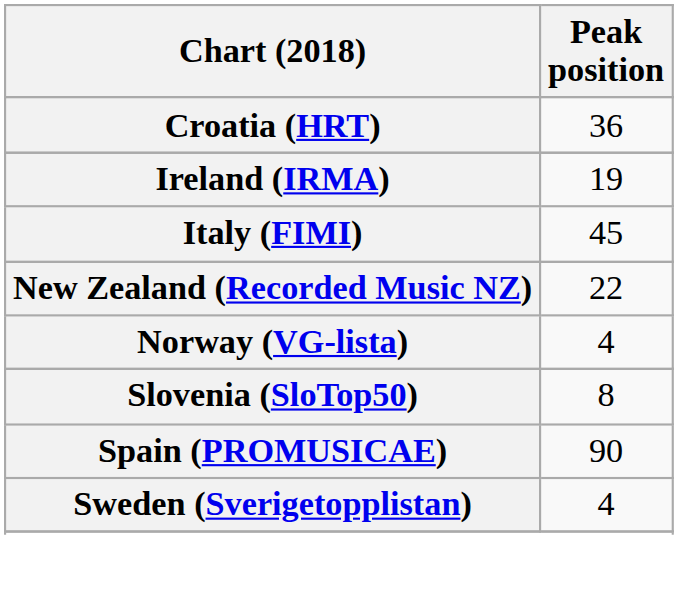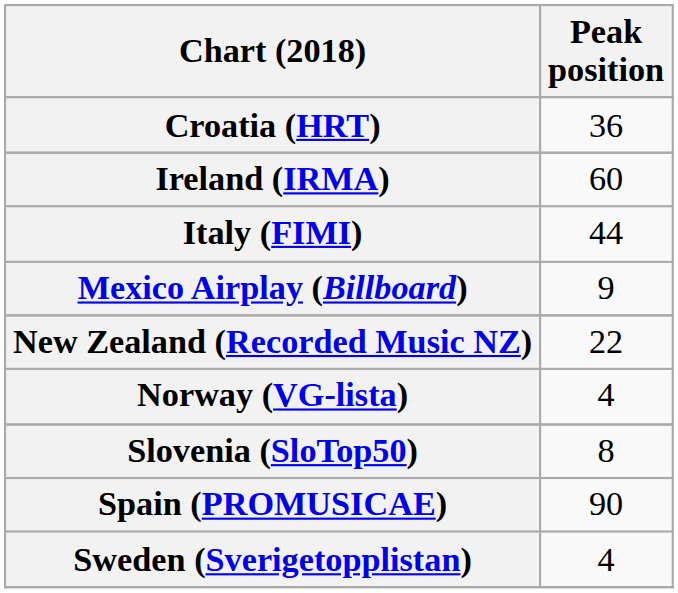(606, 178) 19 -> (606, 178) 60
(606, 233) 45 -> (606, 233) 44
+ row: (273, 287)
